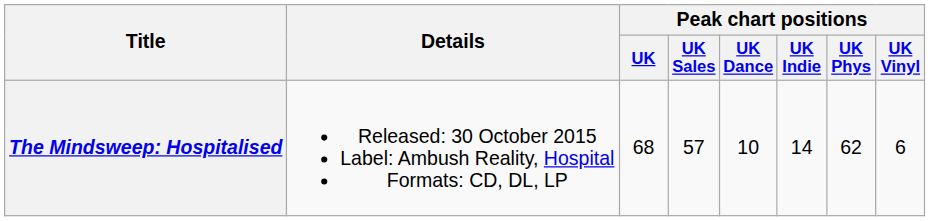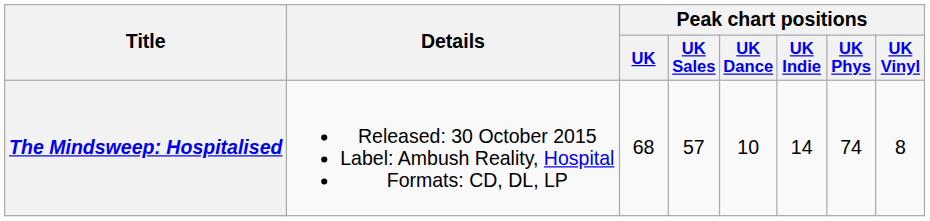(851, 147) 62 -> (851, 147) 74
(900, 147) 6 -> (900, 147) 8
